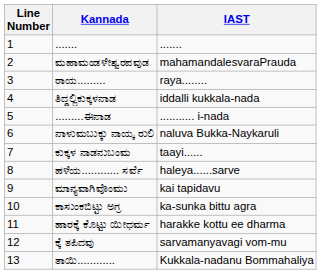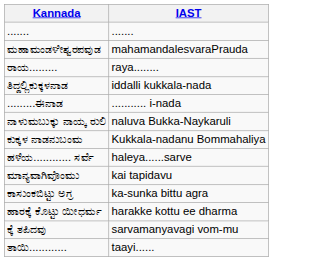- column: (28, 19)
(181, 152) taayi...... -> (189, 139) Kukkala-nadanu Bommahaliya
(237, 260) Kukkala-nadanu Bommahaliya -> (133, 247) taayi......
